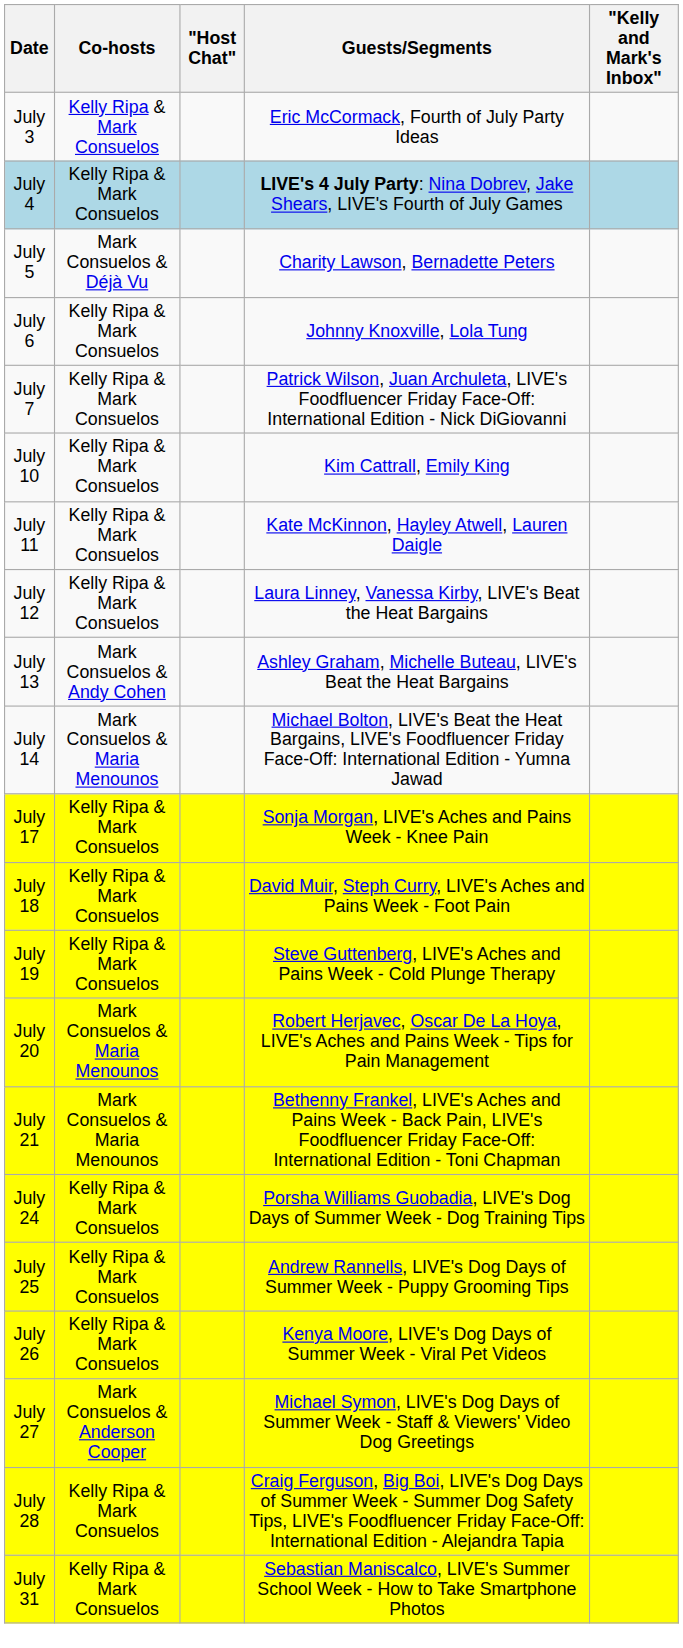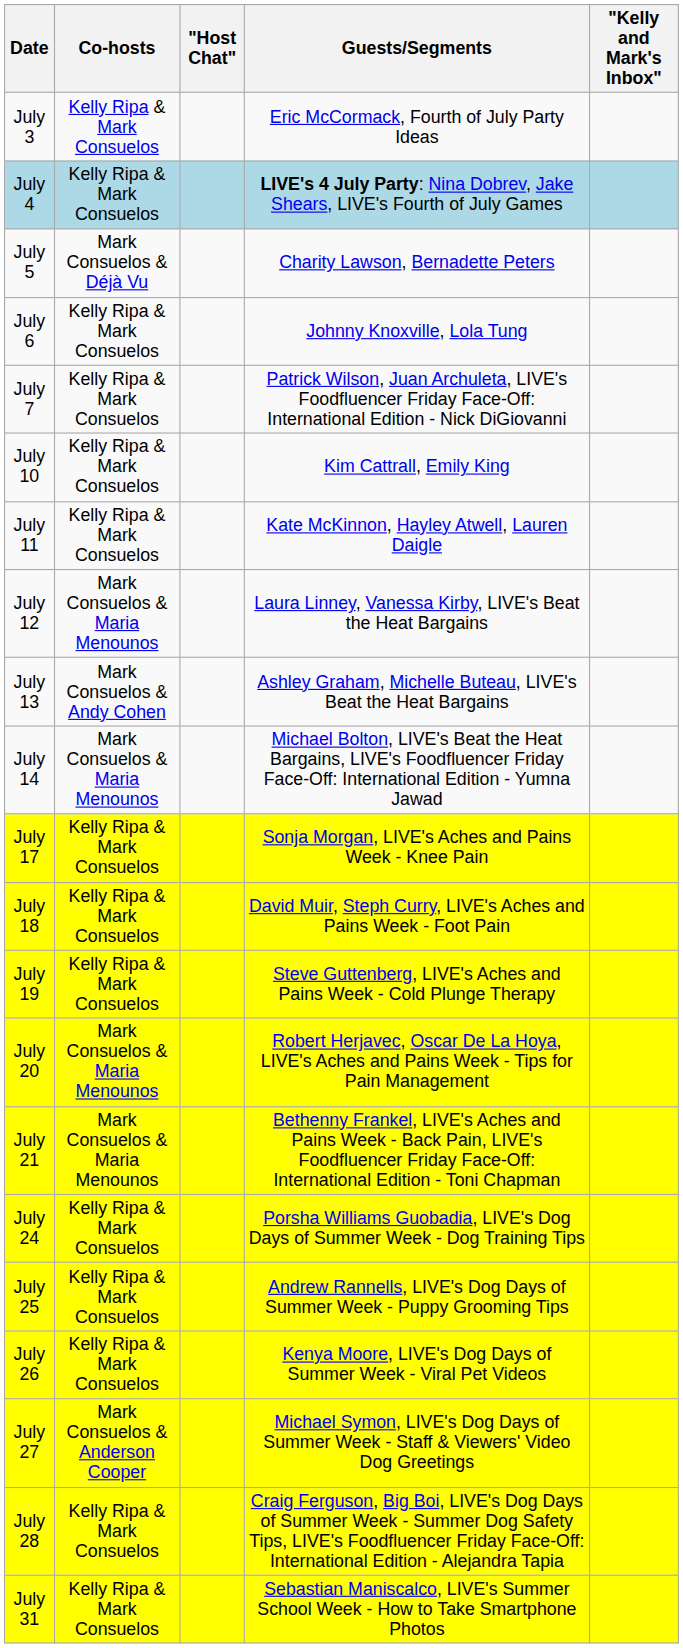(117, 603) Kelly Ripa & Mark Consuelos -> (117, 613) Mark Consuelos & Maria Menounos
